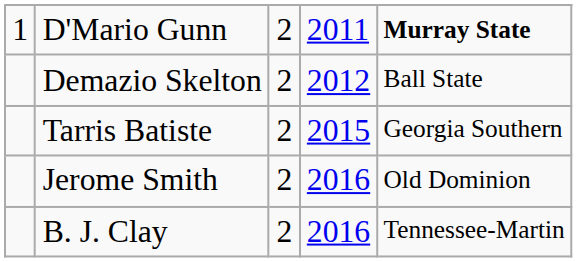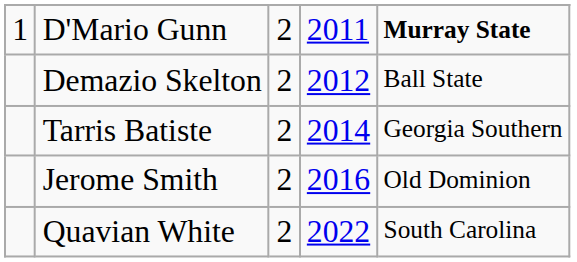(339, 130) 2015 -> (339, 130) 2014
- row: (105, 230)
+ row: (139, 230)
